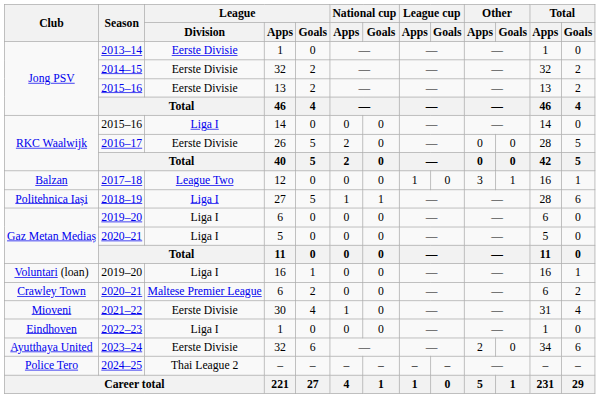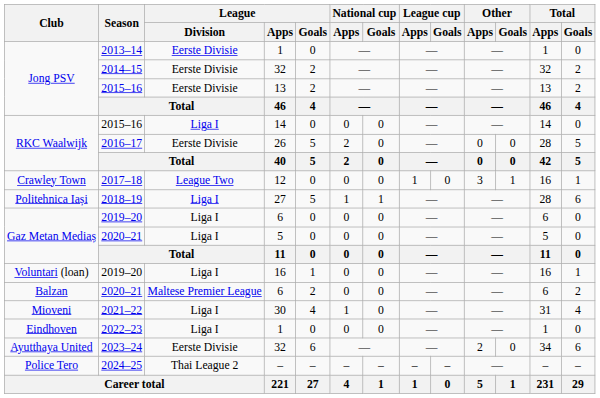(51, 180) Balzan -> (51, 180) Crawley Town
(51, 291) Crawley Town -> (51, 291) Balzan
(205, 310) Eerste Divisie -> (205, 310) Liga I
